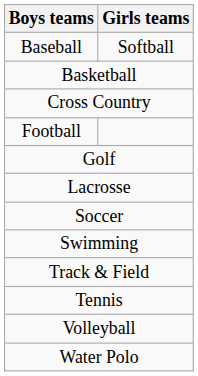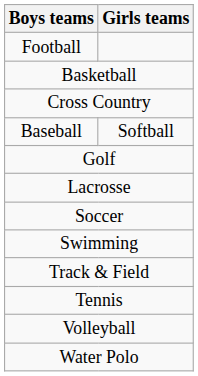rows swapped: (51, 46) <-> (51, 131)
